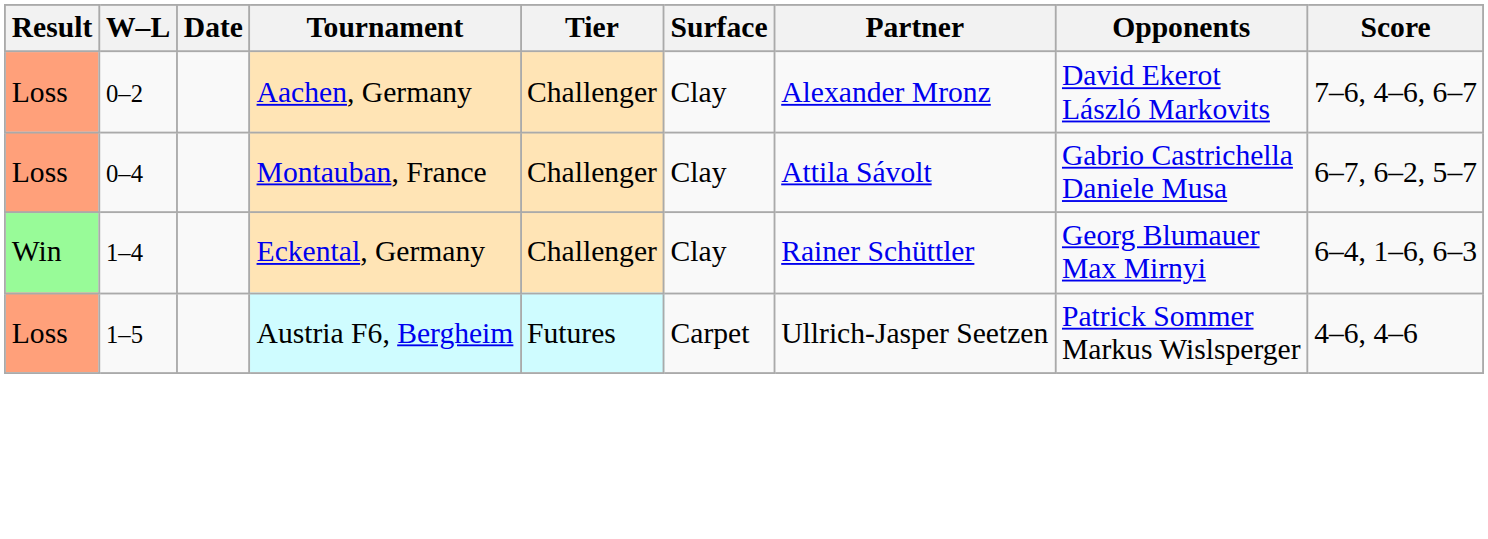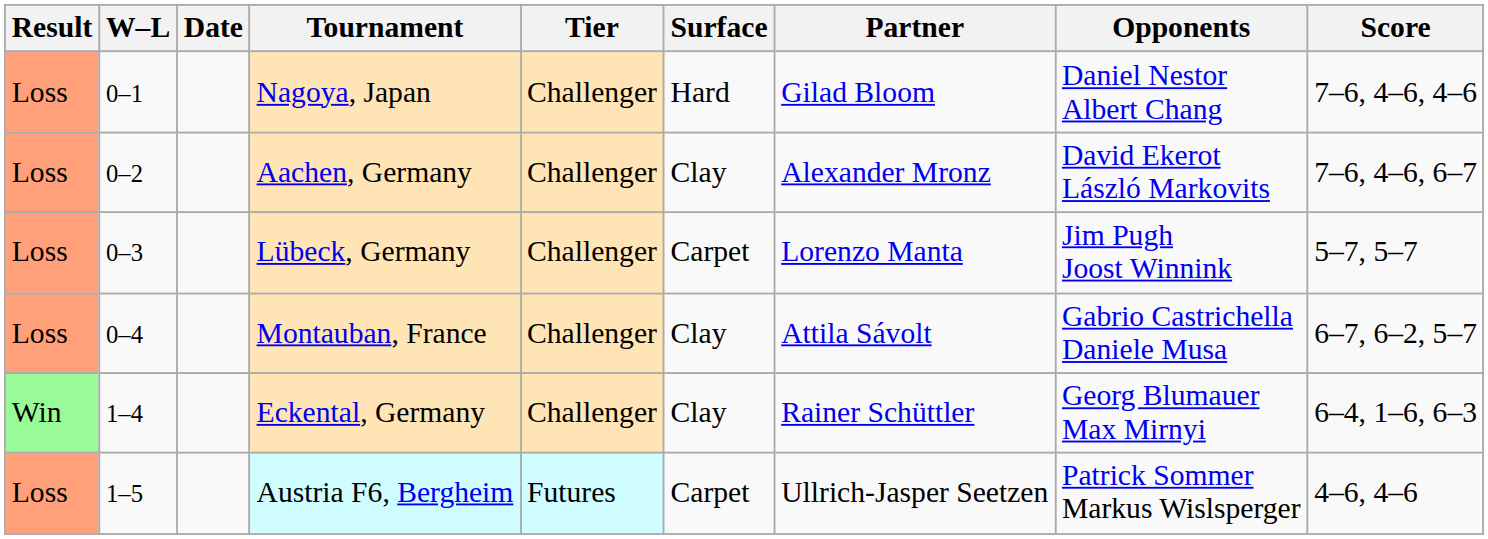+ row: (344, 91)
+ row: (363, 252)
